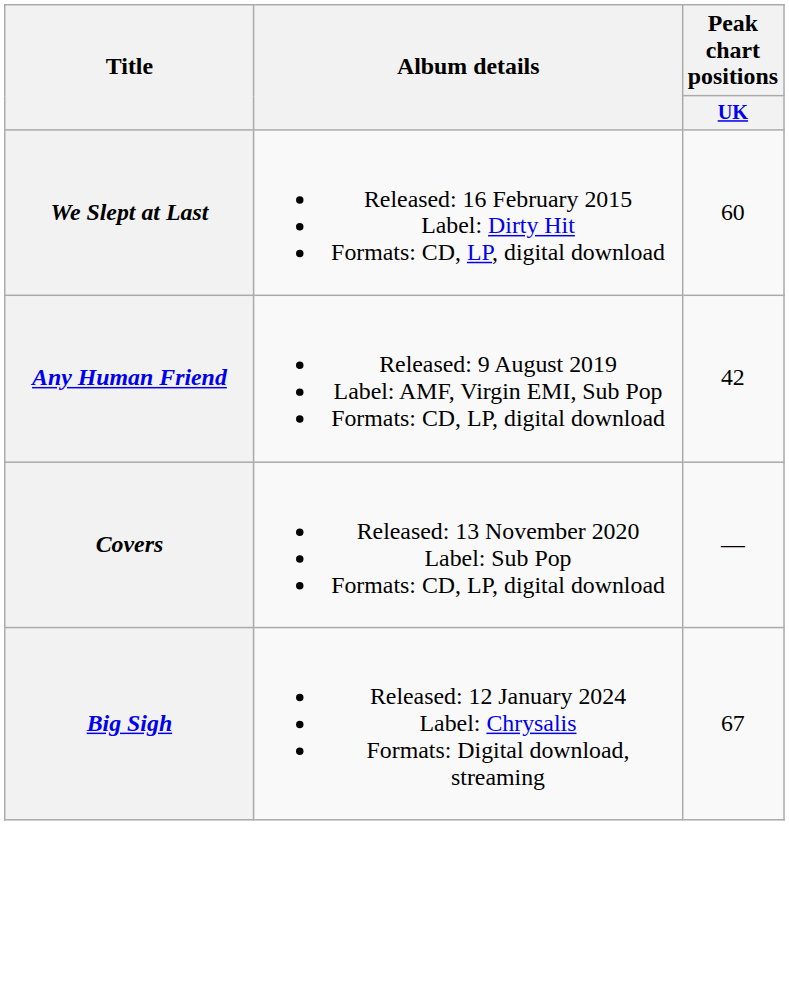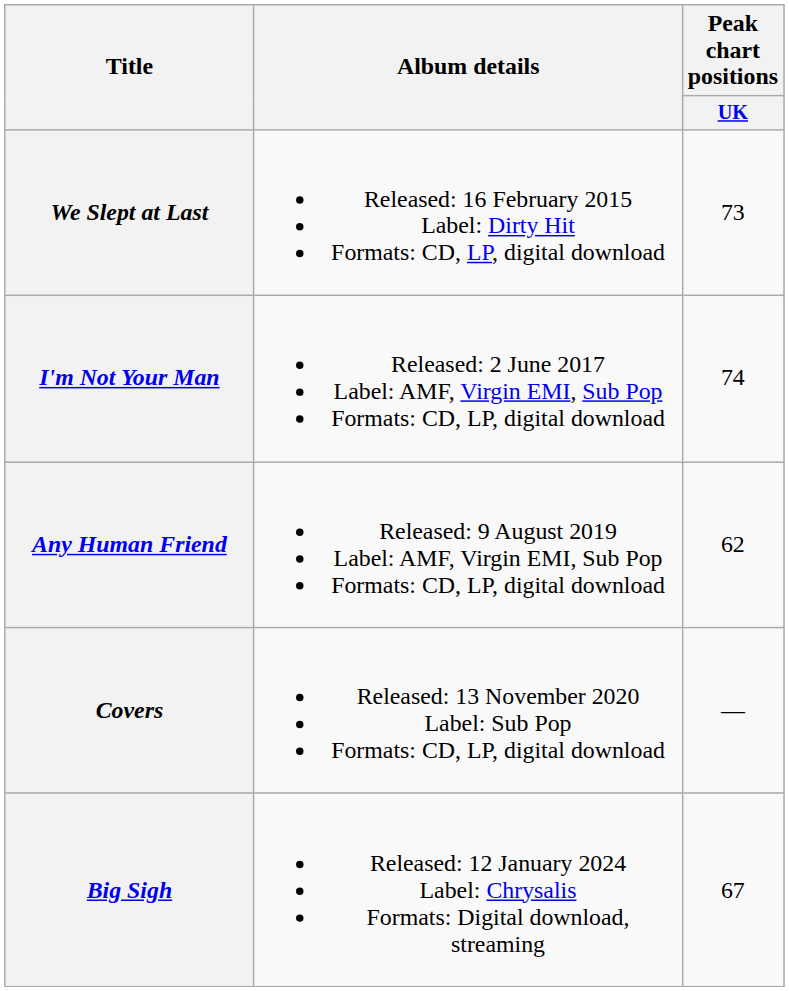(733, 212) 60 -> (733, 212) 73
+ row: (129, 378)
(733, 378) 42 -> (733, 544) 62
